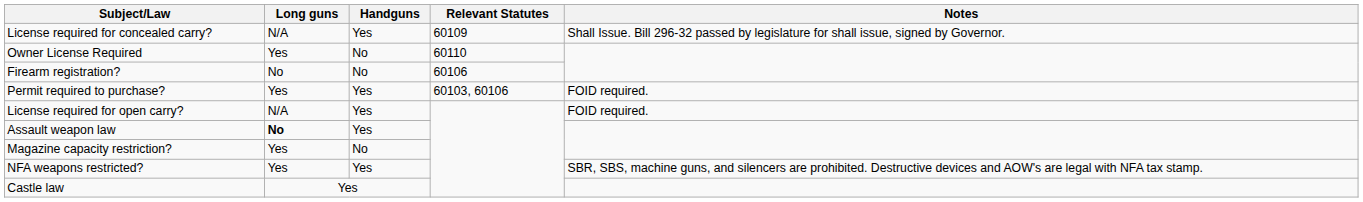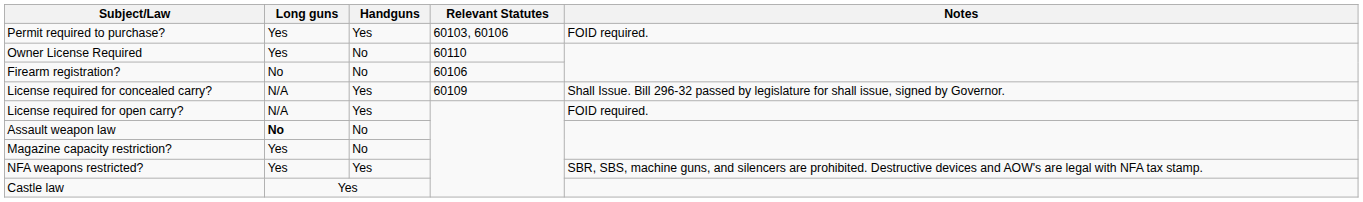rows swapped: (86, 91) <-> (110, 33)
(362, 129) Yes -> (360, 129) No
